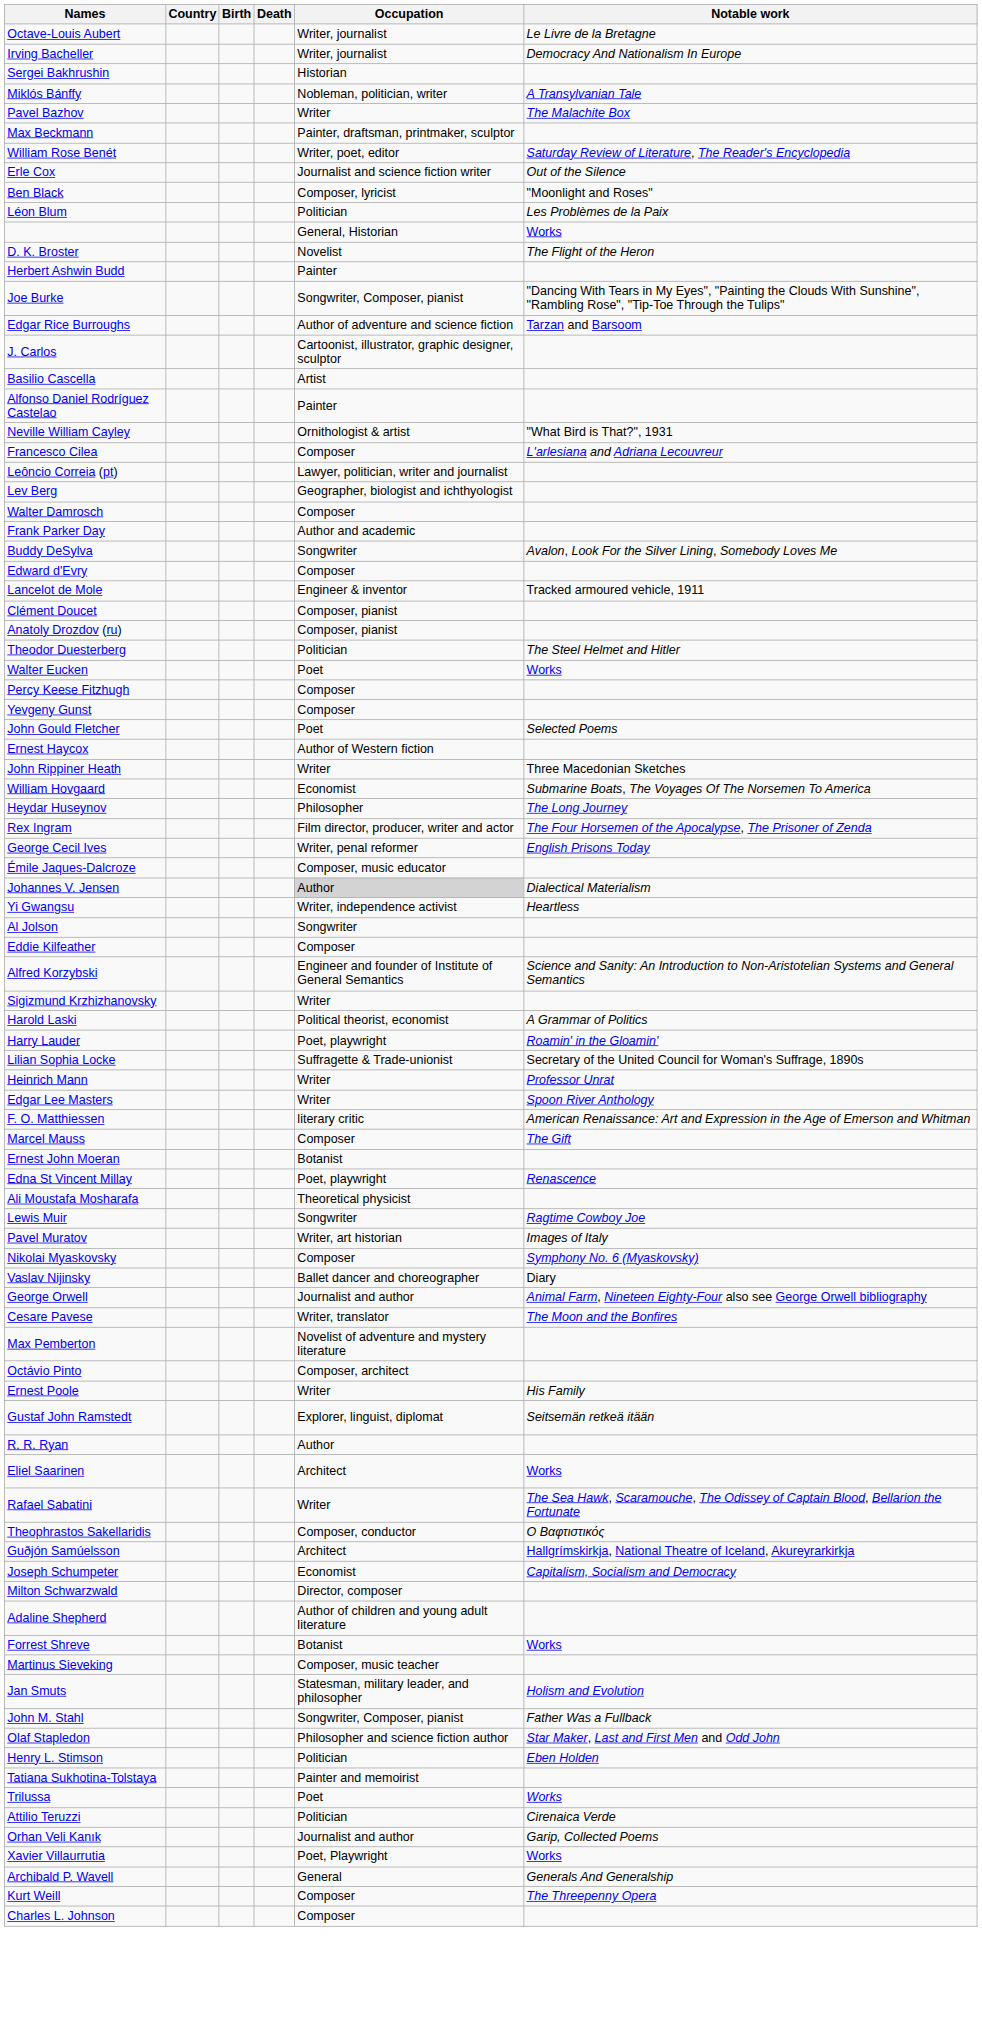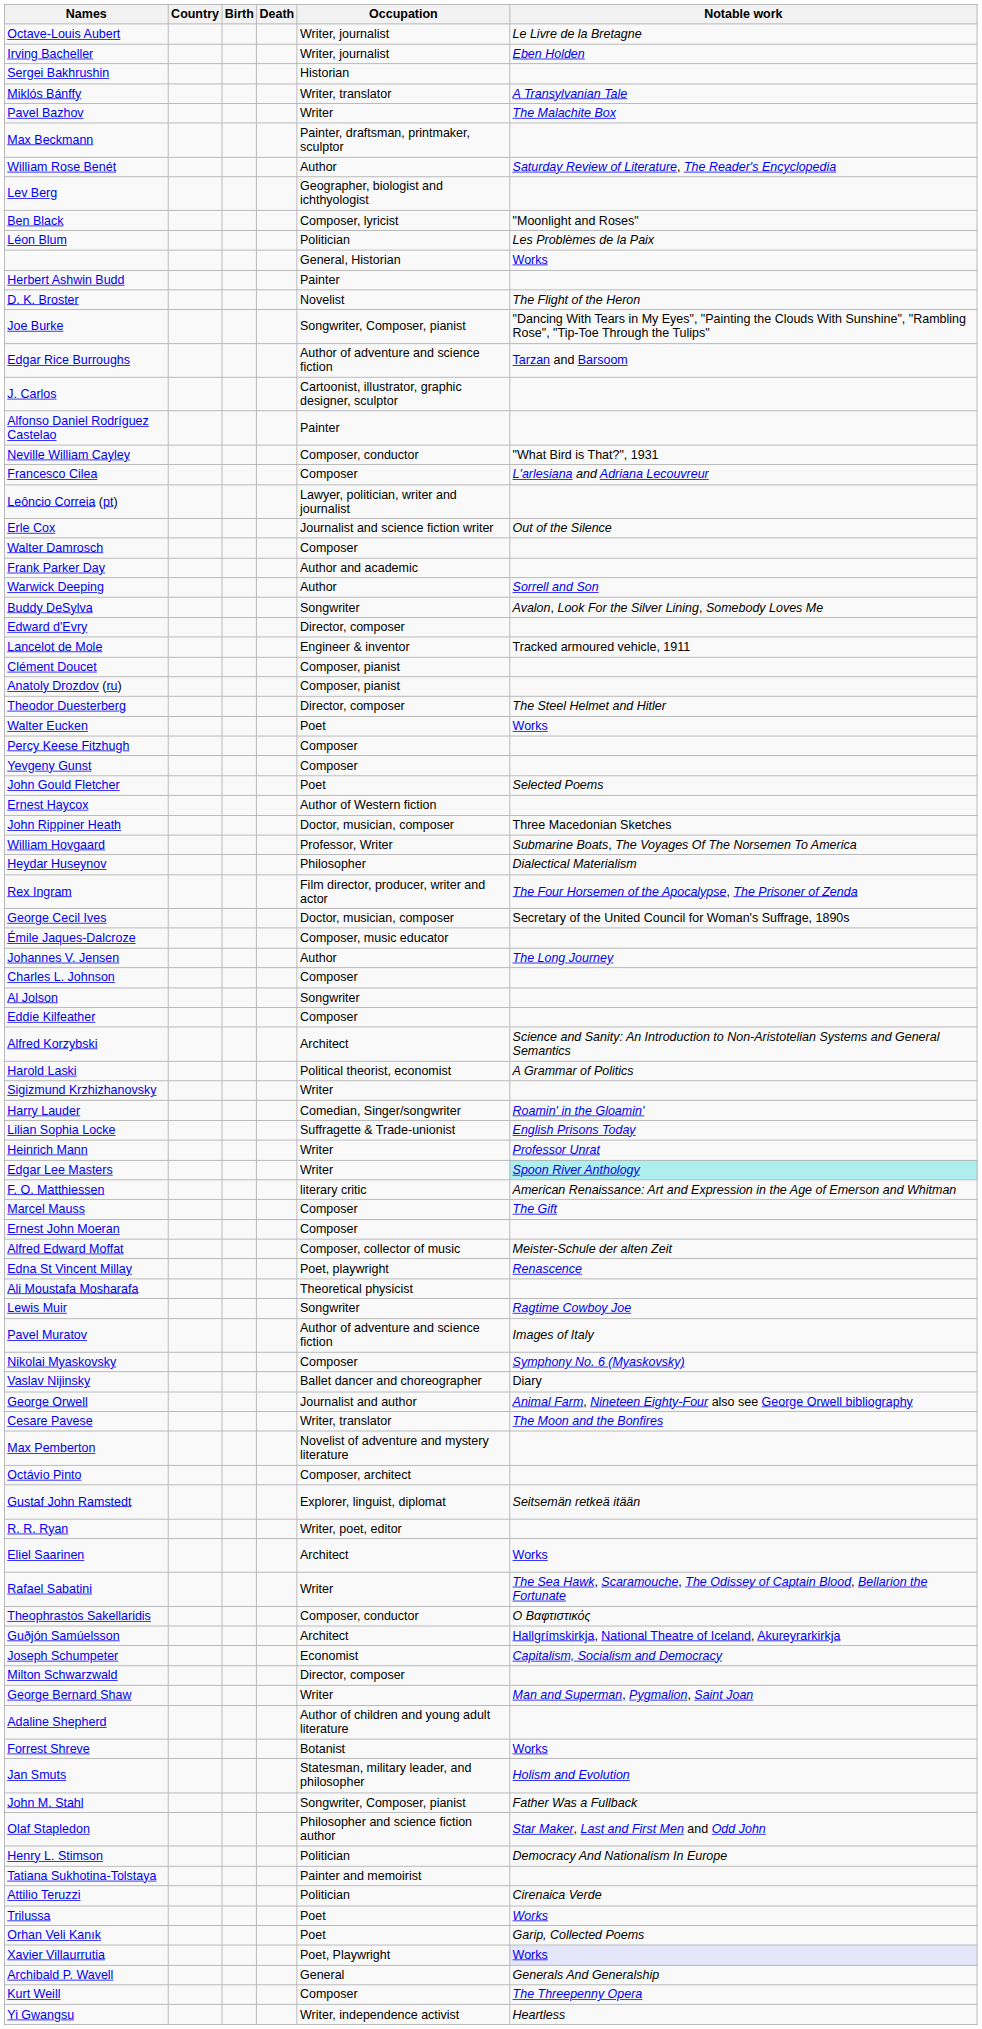(634, 53) Democracy And Nationalism In Europe -> (549, 53) Eben Holden
(372, 93) Nobleman, politician, writer -> (346, 93) Writer, translator
(348, 152) Writer, poet, editor -> (318, 166) Author
rows swapped: (32, 491) <-> (31, 172)
rows swapped: (43, 251) <-> (66, 271)
- row: (51, 378)
(354, 432) Ornithologist & artist -> (359, 454) Composer, conductor
+ row: (56, 587)
(326, 571) Composer -> (352, 627) Director, composer
(322, 650) Politician -> (352, 706) Director, composer
(314, 769) Writer -> (377, 825) Doctor, musician, composer
(326, 788) Economist -> (346, 844) Professor, Writer
(577, 808) The Long Journey -> (575, 864) Dialectical Materialism
(358, 848) Writer, penal reformer -> (377, 918) Doctor, musician, composer
(588, 848) English Prisons Today -> (681, 918) Secretary of the United Council for Woman's Suffrage, 1890s
(316, 887) lightgrey background -> (318, 958) no background
(589, 887) Dialectical Materialism -> (563, 958) The Long Journey
rows swapped: (61, 1916) <-> (41, 907)
(395, 973) Engineer and founder of Institute of General Semantics -> (324, 1044) Architect
rows swapped: (82, 1000) <-> (42, 1020)
(342, 1040) Poet, playwright -> (380, 1110) Comedian, Singer/songwriter
(695, 1060) Secretary of the United Council for Woman's Suffrage, 1890s -> (574, 1130) English Prisons Today
(590, 1099) no background -> (576, 1169) paleturquoise background
(320, 1159) Botanist -> (329, 1229) Composer
+ row: (65, 1249)
(350, 1238) Writer, art historian -> (390, 1335) Author of adventure and science fiction
- row: (43, 1390)
(316, 1444) Author -> (351, 1528) Writer, poet, editor
+ row: (69, 1695)
- row: (60, 1664)
(563, 1757) Eben Holden -> (620, 1856) Democracy And Nationalism In Europe
rows swapped: (44, 1817) <-> (29, 1797)
(356, 1837) Journalist and author -> (313, 1935) Poet
(544, 1856) no background -> (530, 1955) lavender background
